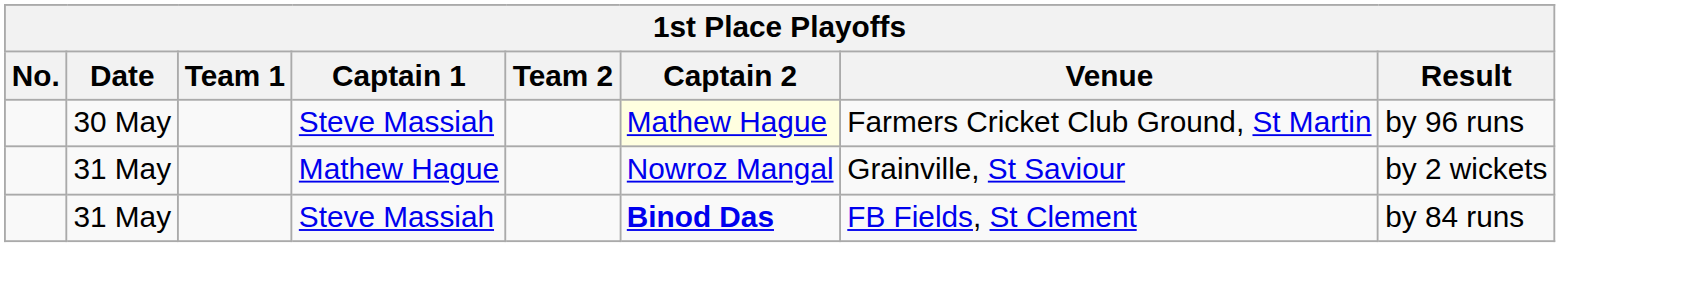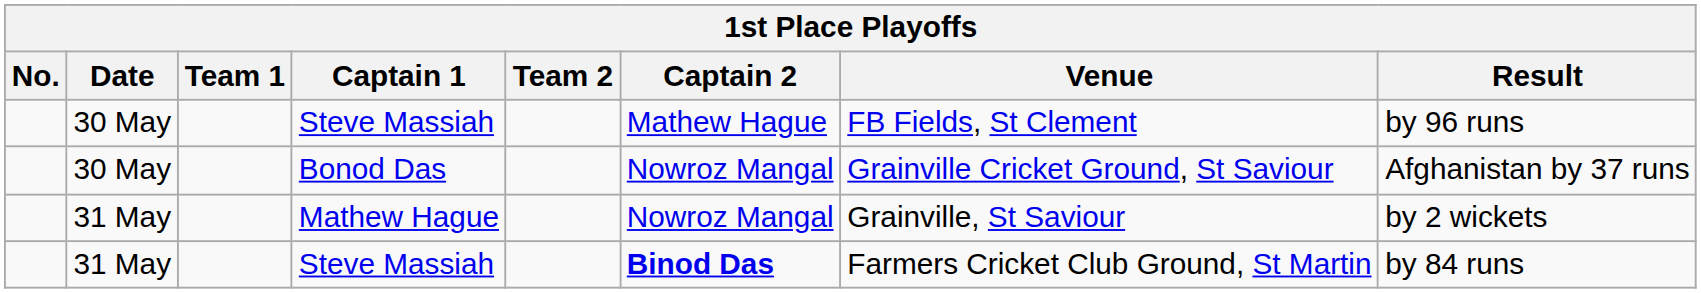(727, 122) lightyellow background -> (727, 122) no background
(1109, 122) Farmers Cricket Club Ground, St Martin -> (992, 122) FB Fields, St Clement
+ row: (122, 169)
(992, 216) FB Fields, St Clement -> (1109, 264) Farmers Cricket Club Ground, St Martin
